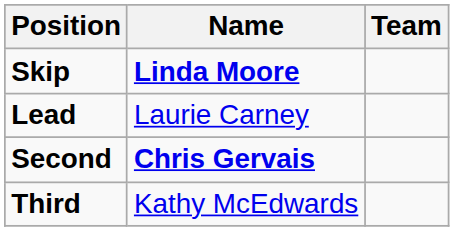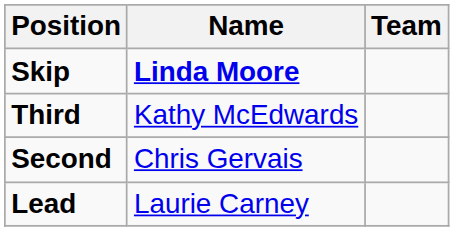rows swapped: (46, 203) <-> (44, 114)
(224, 159) bold -> (218, 159) normal
